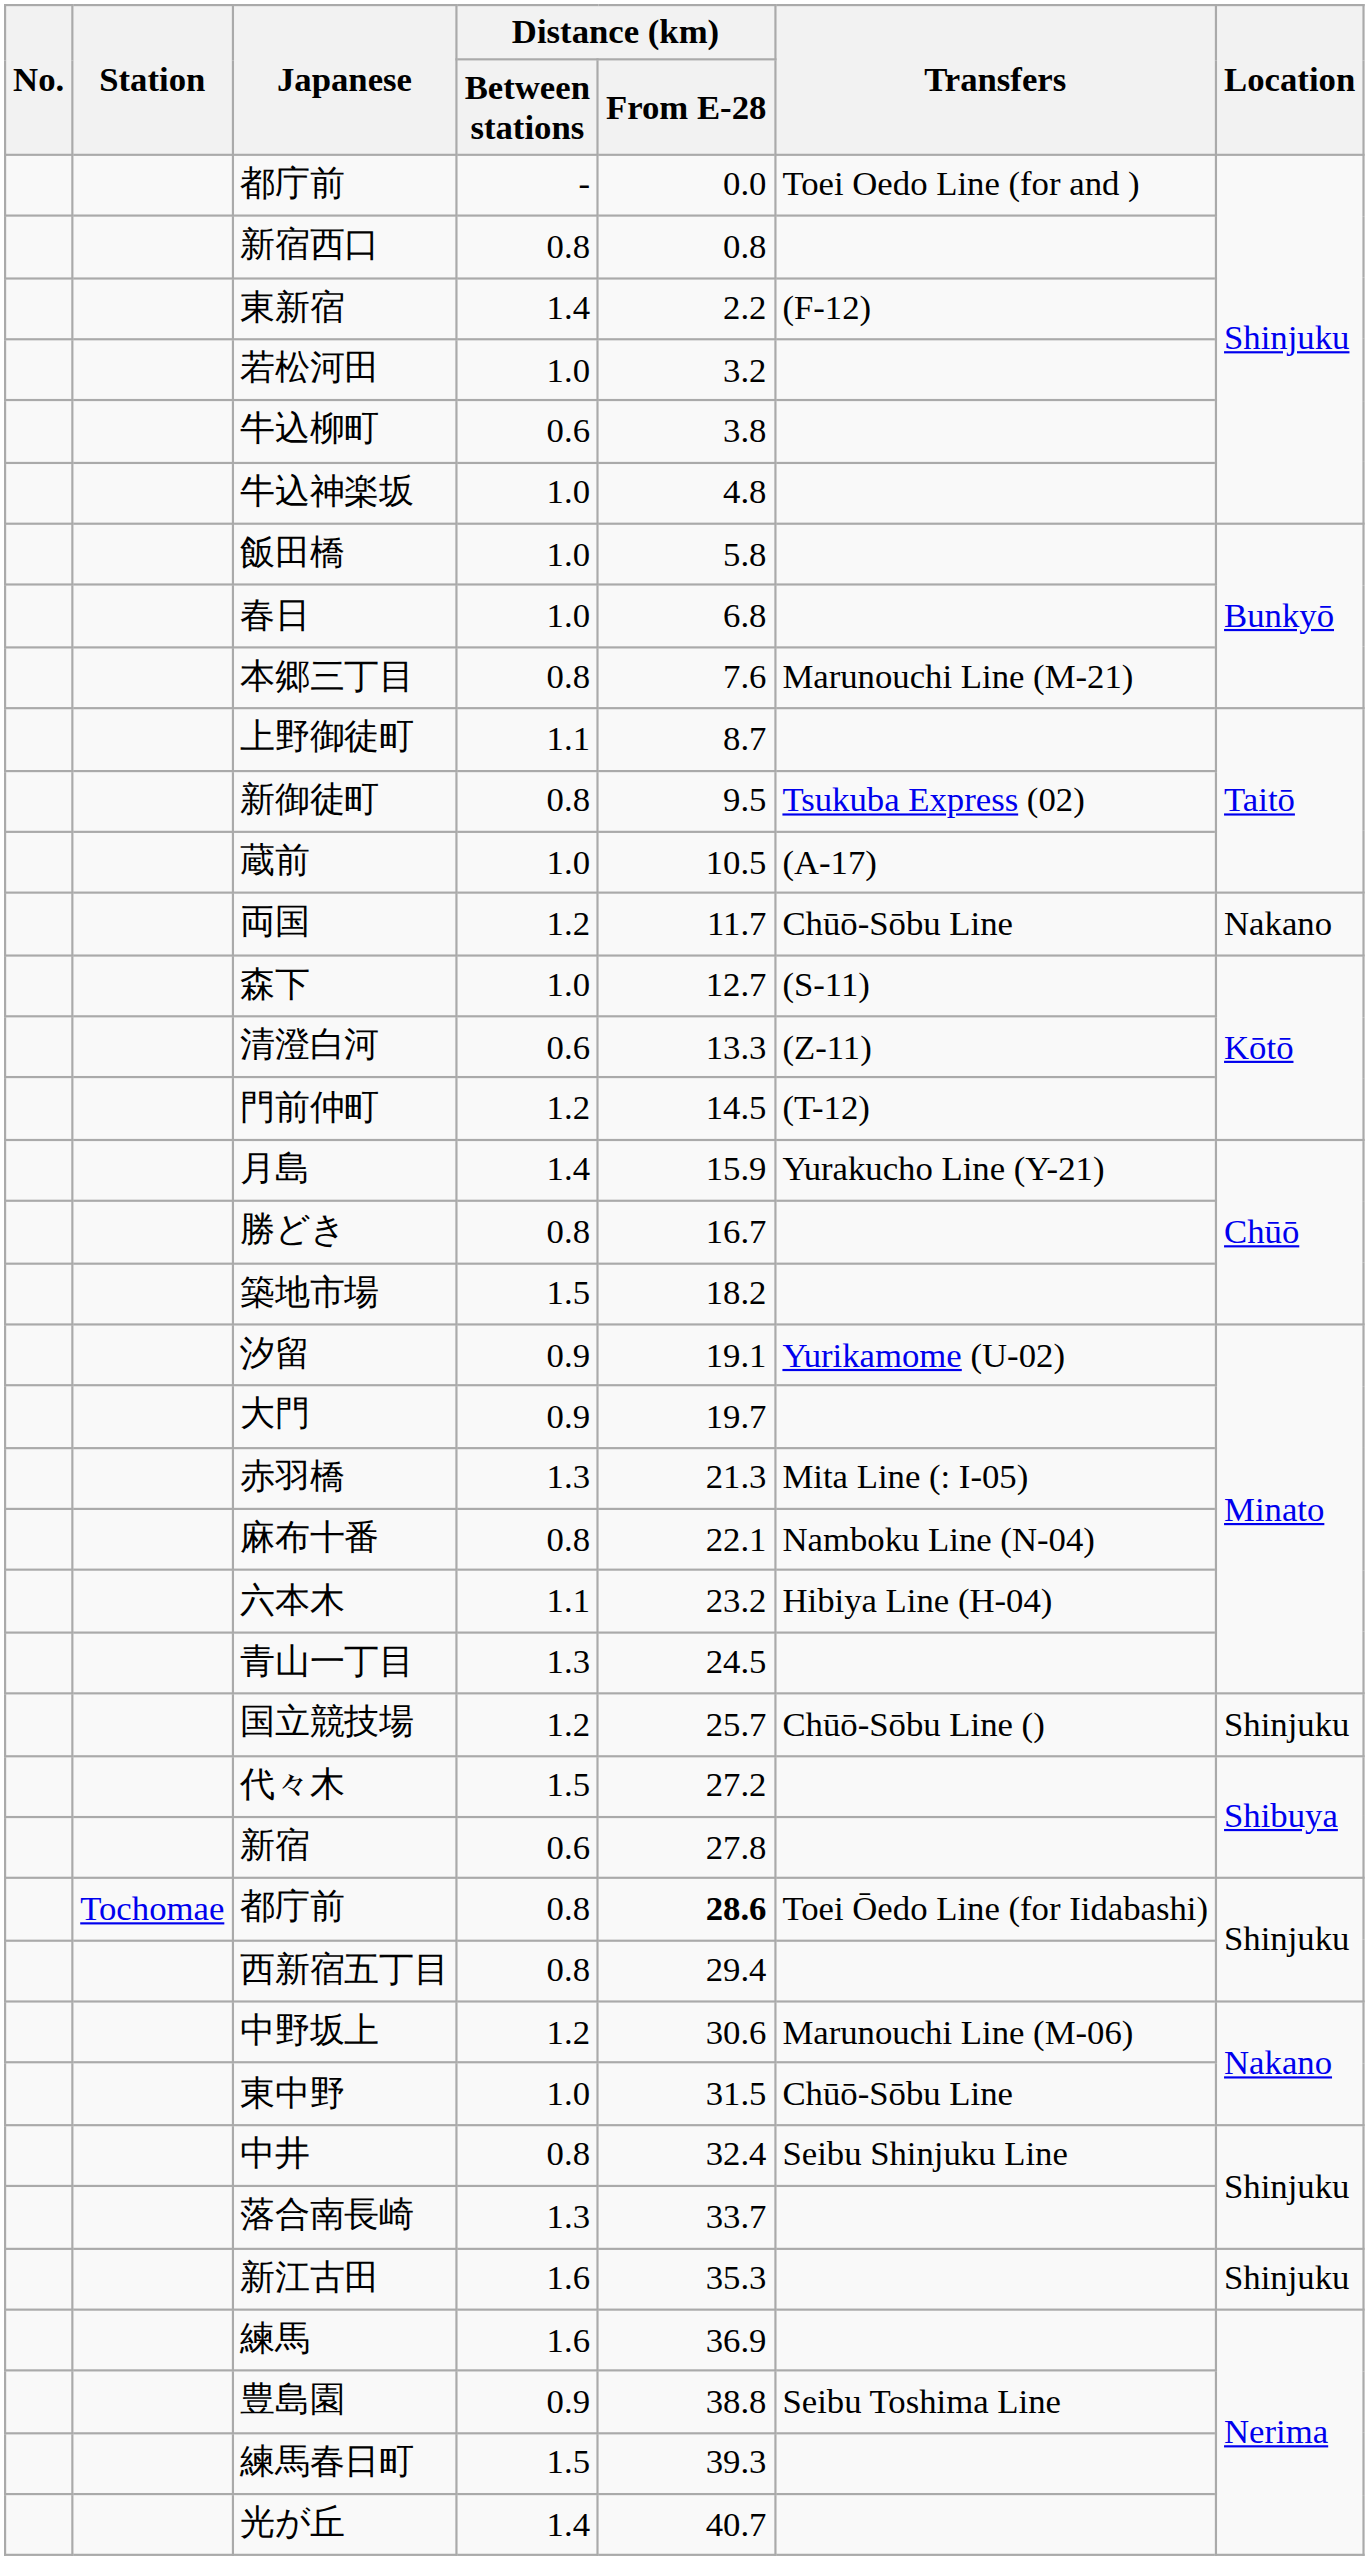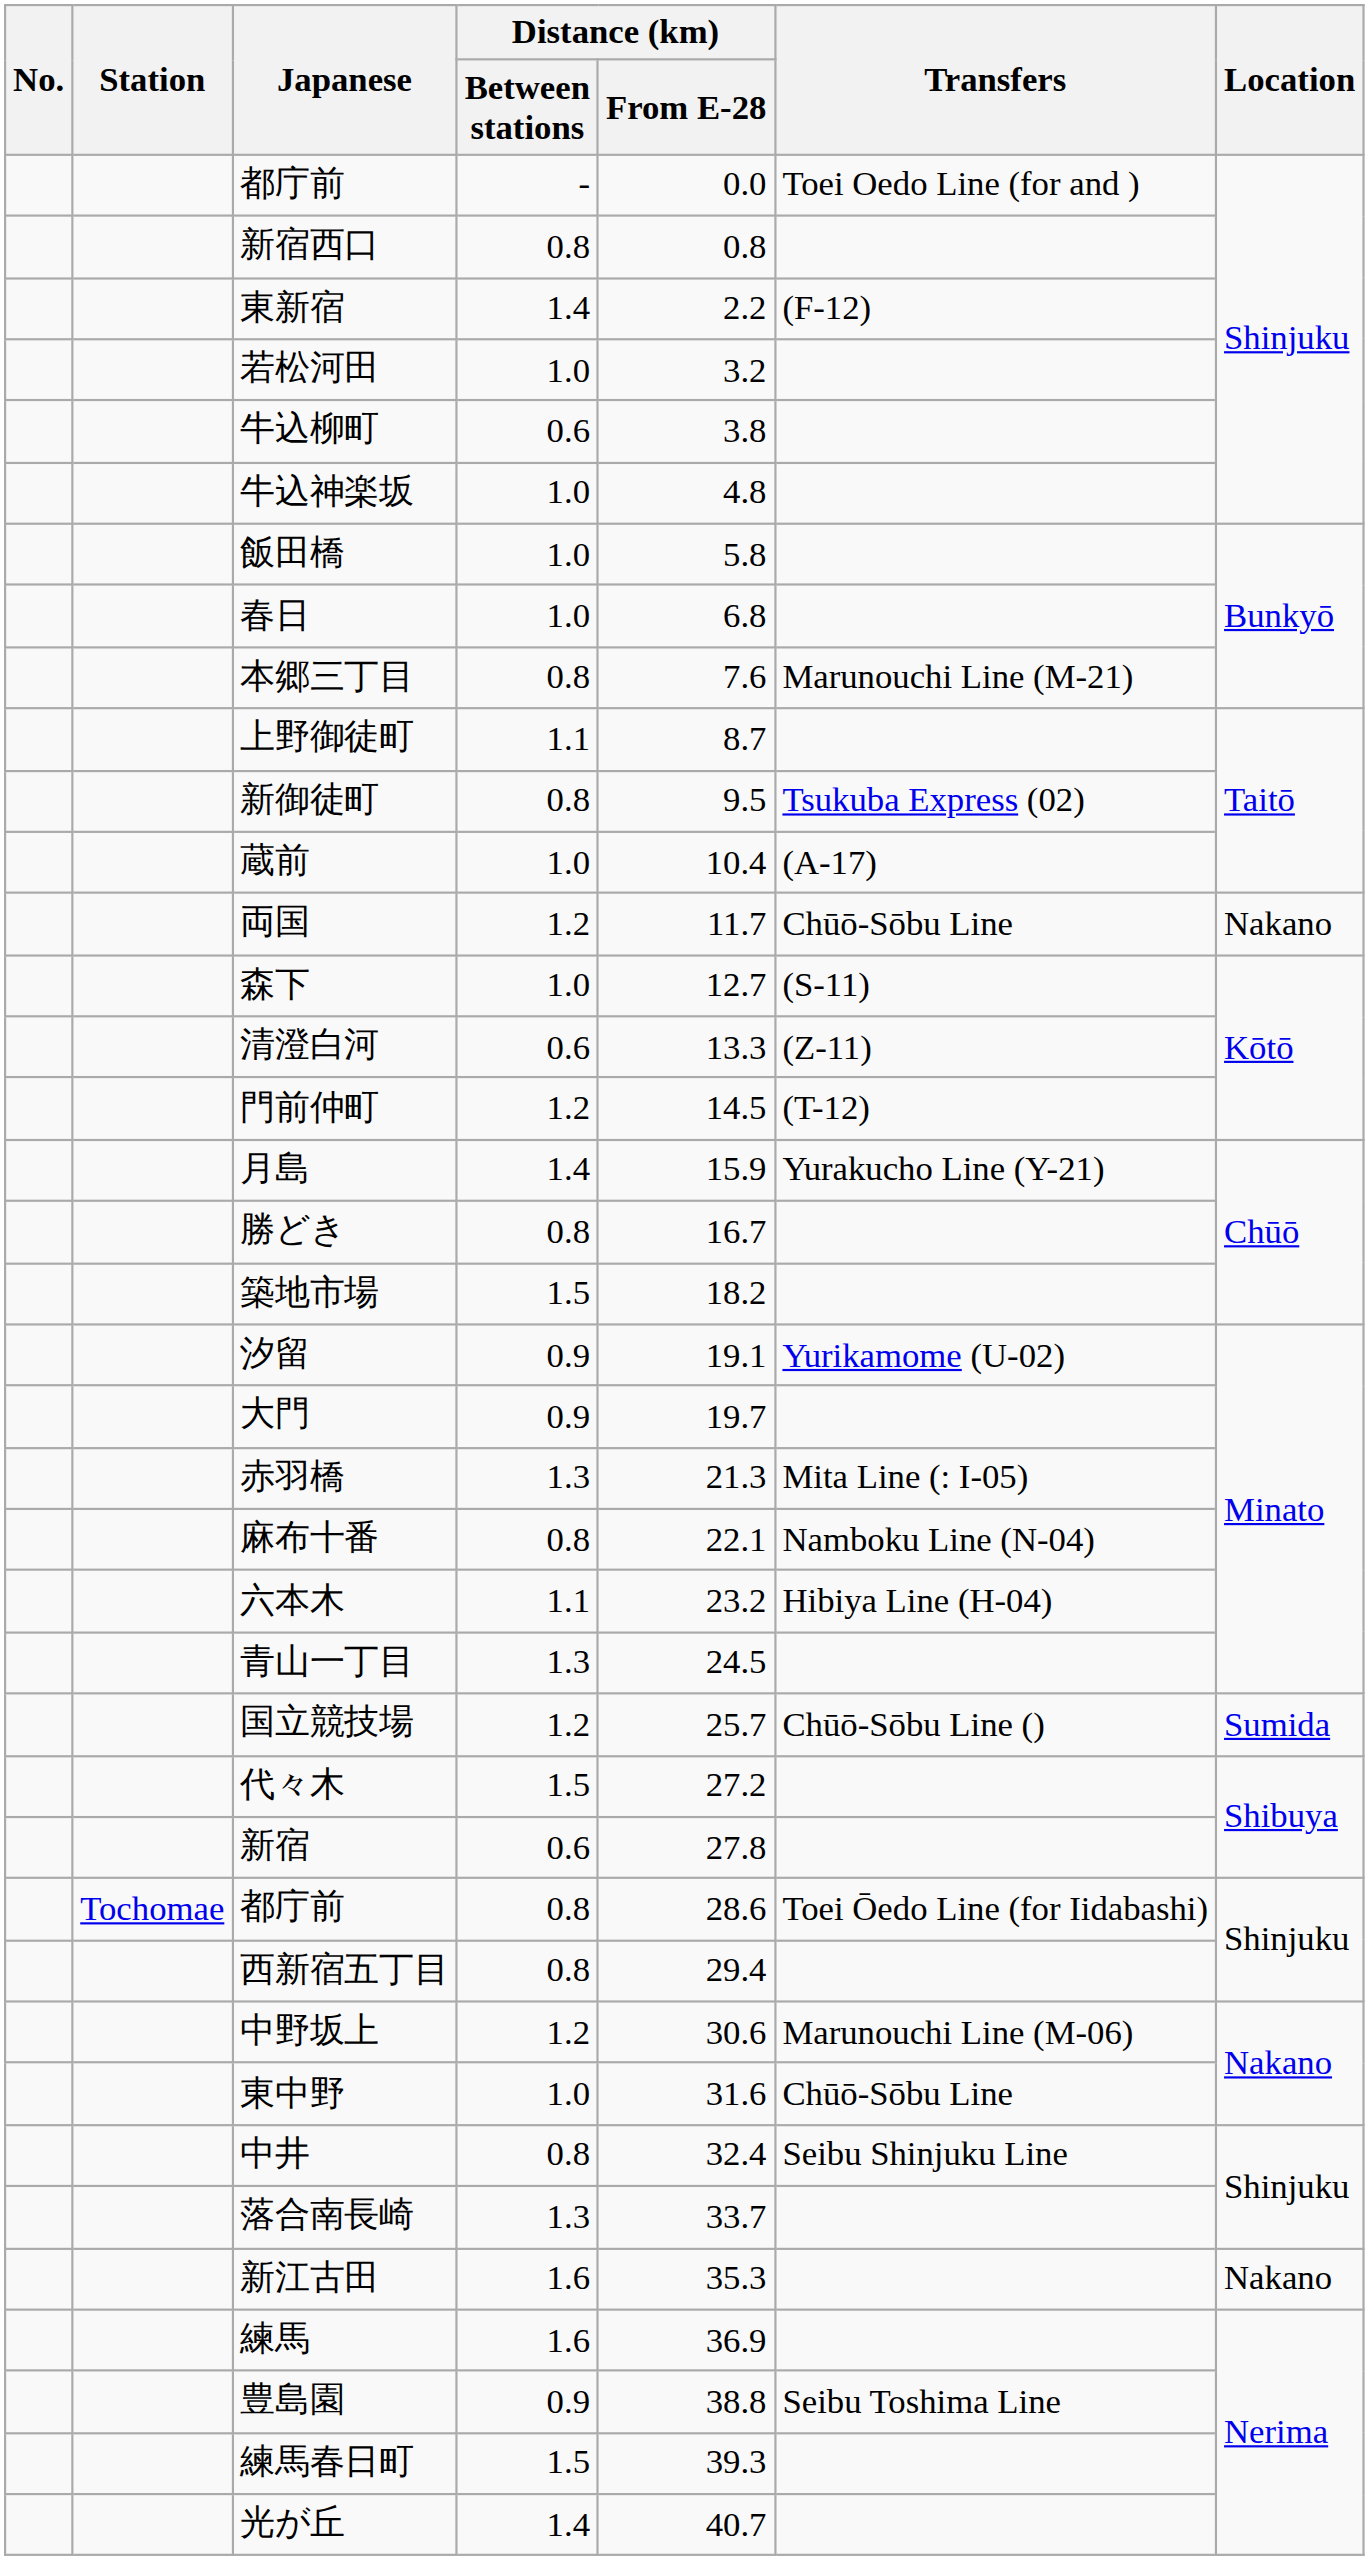(736, 861) 10.5 -> (736, 861) 10.4
(1287, 1723) Shinjuku -> (1277, 1723) Sumida
(736, 1908) bold -> (736, 1908) normal
(736, 2093) 31.5 -> (736, 2093) 31.6
(1287, 2277) Shinjuku -> (1278, 2277) Nakano
